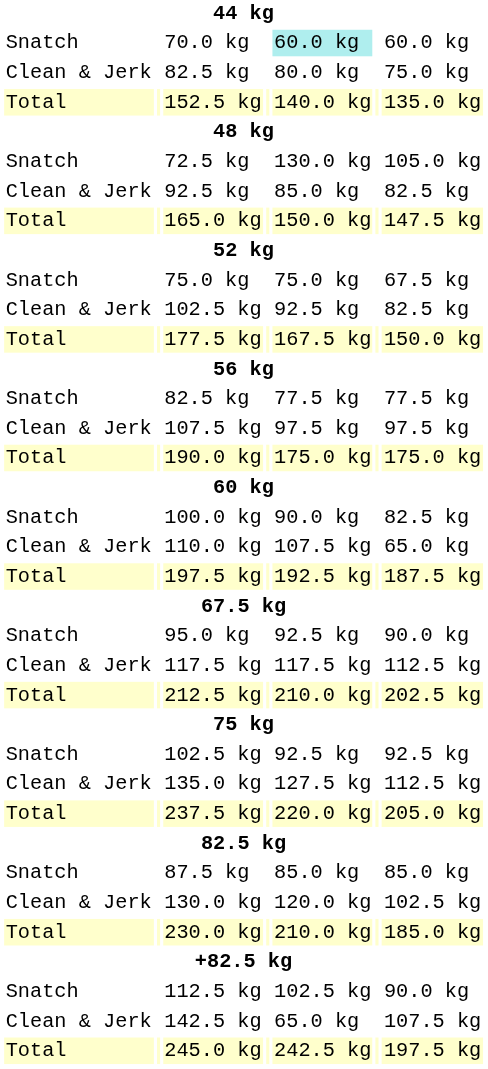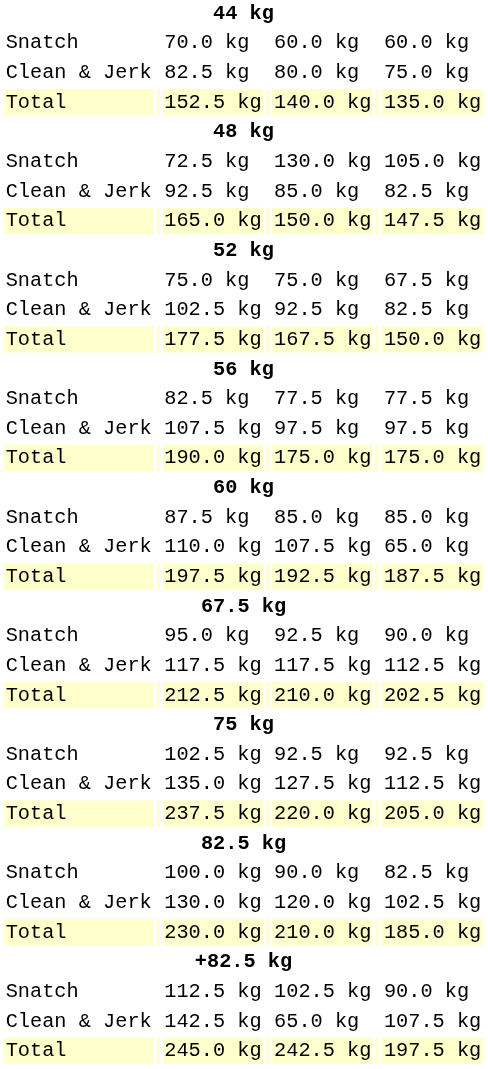(317, 43) paleturquoise background -> (317, 43) no background
rows swapped: (42, 873) <-> (42, 517)
